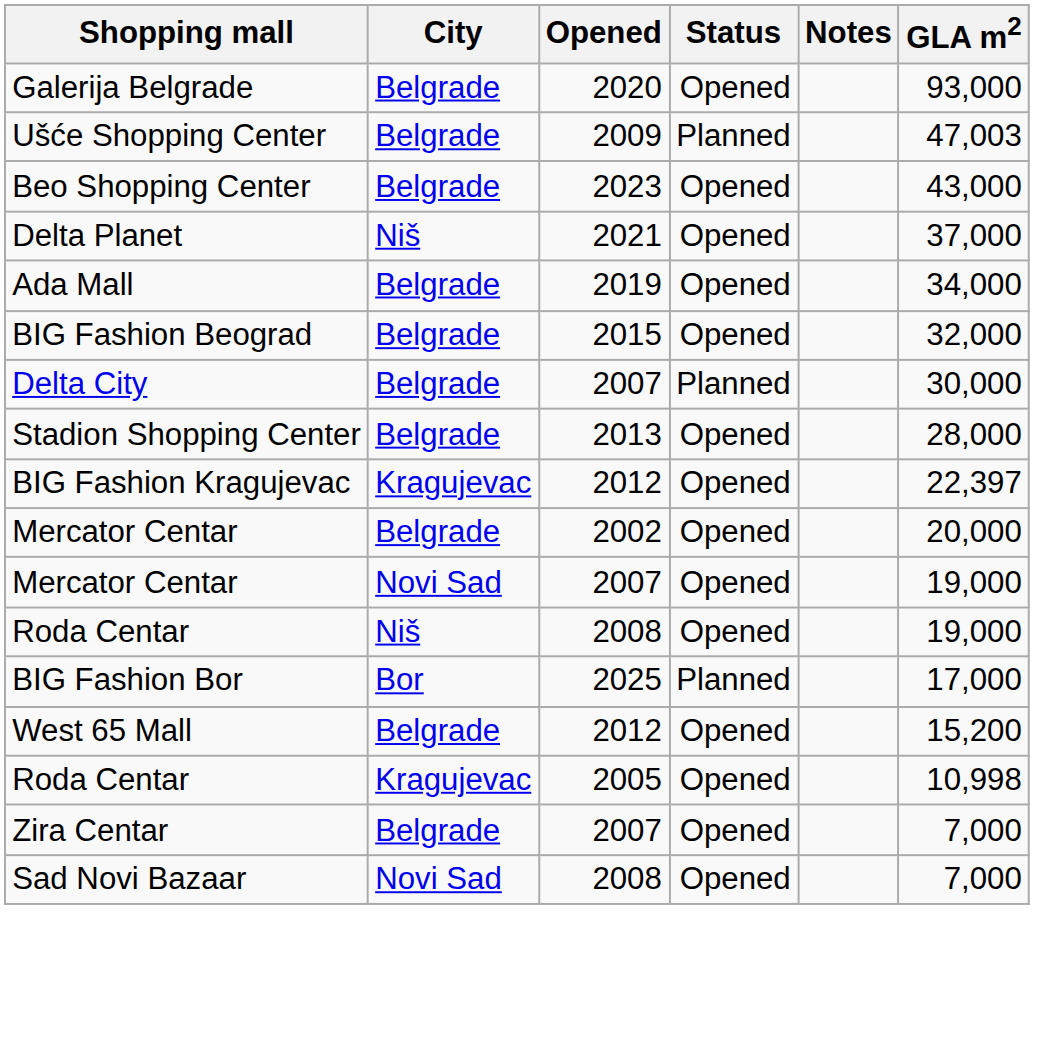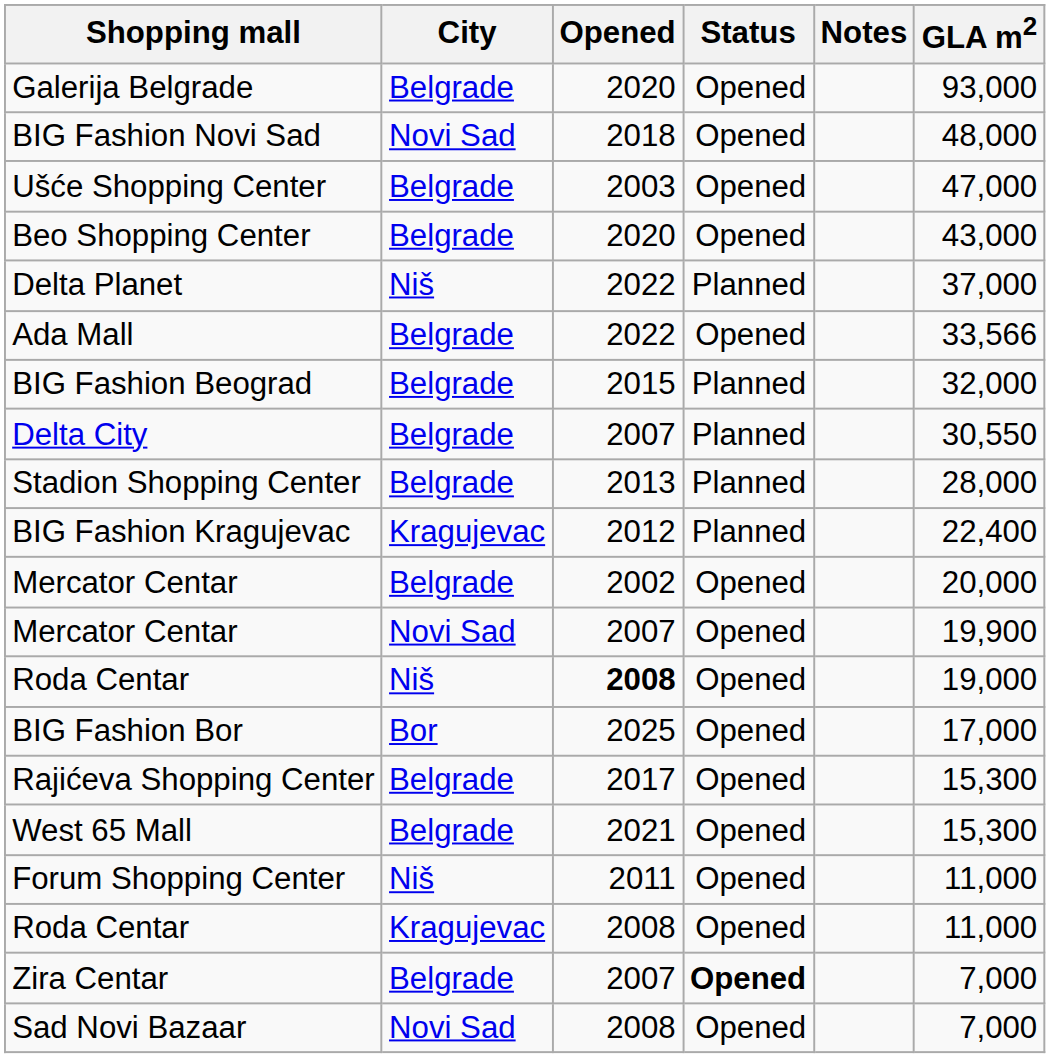+ row: (167, 136)
(627, 136) 2009 -> (641, 186) 2003
(733, 136) Planned -> (751, 186) Opened
(974, 136) 47,003 -> (990, 186) 47,000
(627, 186) 2023 -> (641, 235) 2020
(627, 235) 2021 -> (641, 285) 2022
(735, 235) Opened -> (749, 285) Planned
(627, 285) 2019 -> (641, 334) 2022
(974, 285) 34,000 -> (990, 334) 33,566
(735, 334) Opened -> (749, 384) Planned
(974, 384) 30,000 -> (990, 433) 30,550
(735, 433) Opened -> (749, 483) Planned
(735, 483) Opened -> (749, 532) Planned
(974, 483) 22,397 -> (990, 532) 22,400
(974, 581) 19,000 -> (990, 631) 19,900
(627, 631) normal -> (641, 680) bold
(733, 680) Planned -> (751, 730) Opened
+ row: (193, 779)
(627, 730) 2012 -> (641, 829) 2021
(974, 730) 15,200 -> (990, 829) 15,300
+ row: (179, 878)
(627, 779) 2005 -> (641, 928) 2008
(974, 779) 10,998 -> (991, 928) 11,000
(735, 829) normal -> (748, 977) bold
